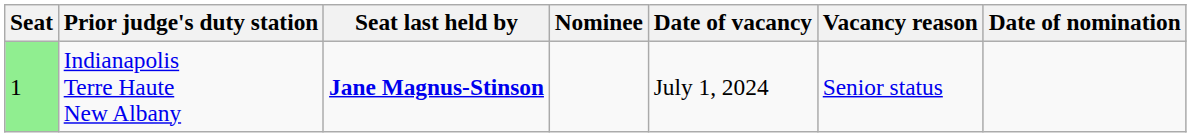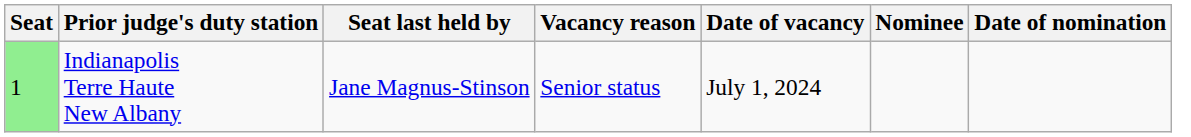columns swapped: (900, 23) <-> (599, 23)
(437, 86) bold -> (429, 86) normal
